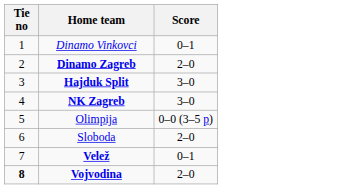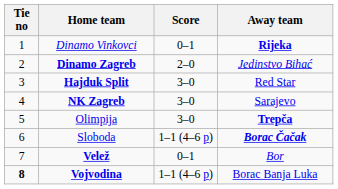+ column: (275, 20)
(186, 119) 0–0 (3–5 p) -> (186, 119) 3–0
(186, 138) 2–0 -> (186, 138) 1–1 (4–6 p)
(186, 175) 2–0 -> (186, 175) 1–1 (4–6 p)
